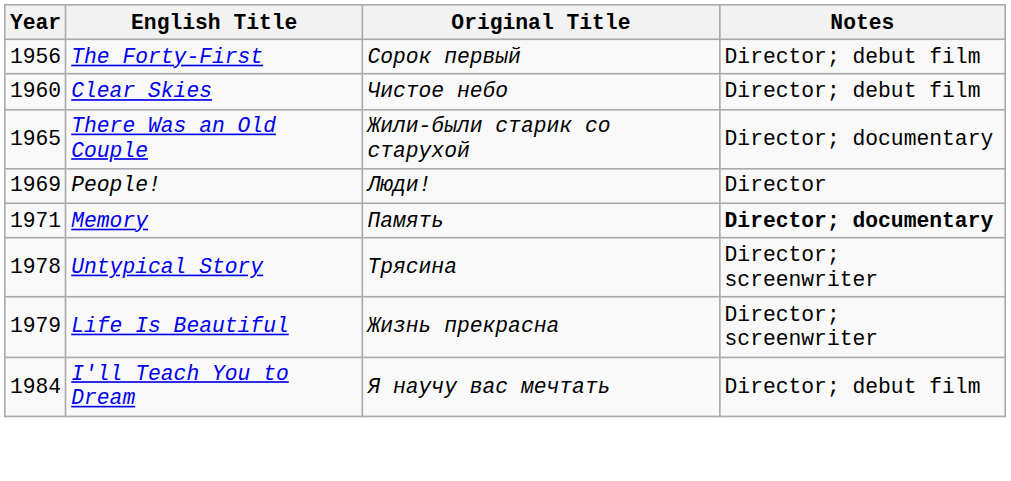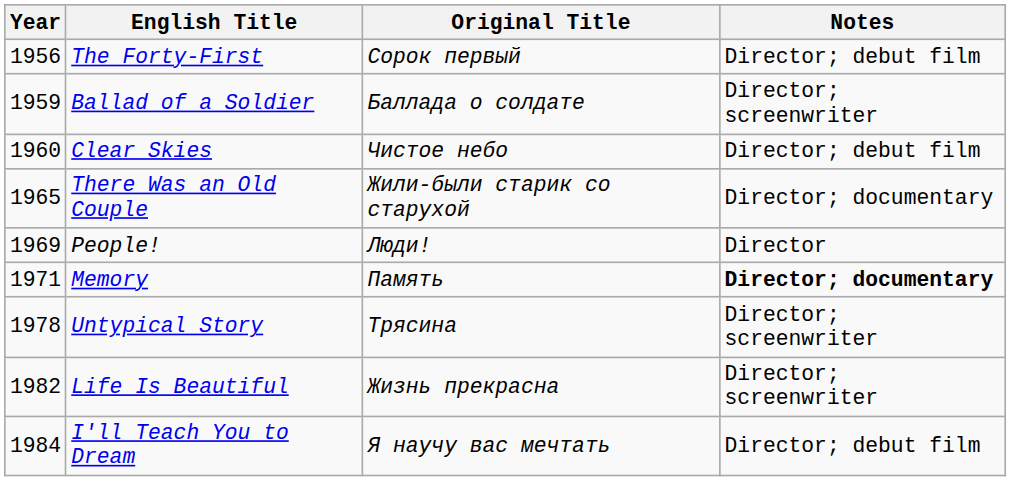+ row: (193, 104)
(35, 327) 1979 -> (35, 386) 1982
